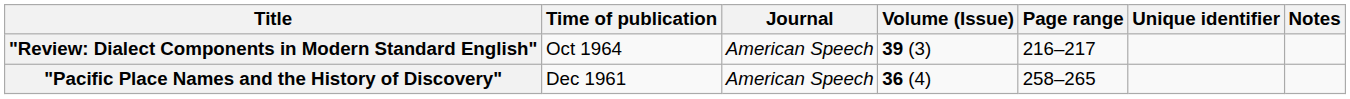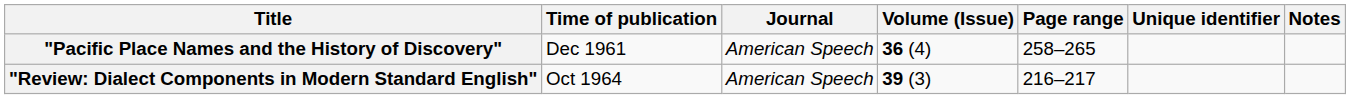rows swapped: (273, 78) <-> (273, 49)
